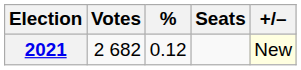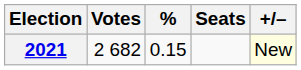(168, 49) 0.12 -> (168, 49) 0.15
